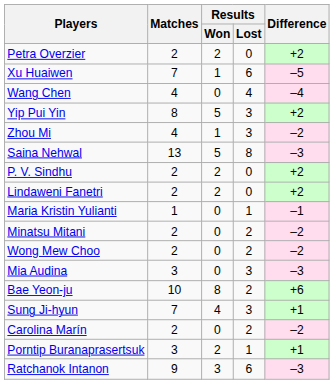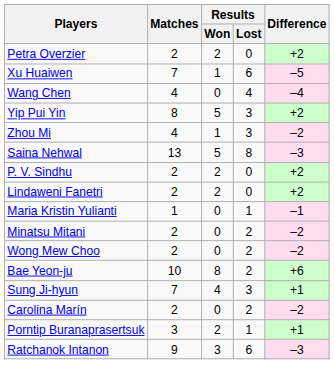- row: (37, 270)
